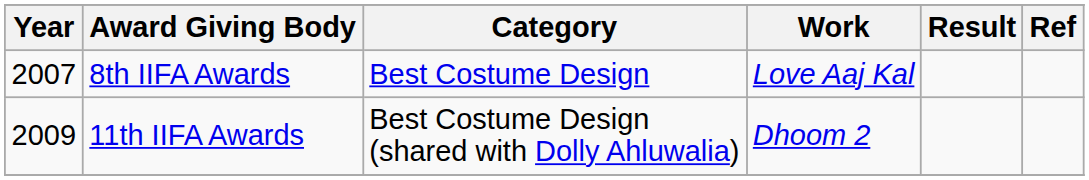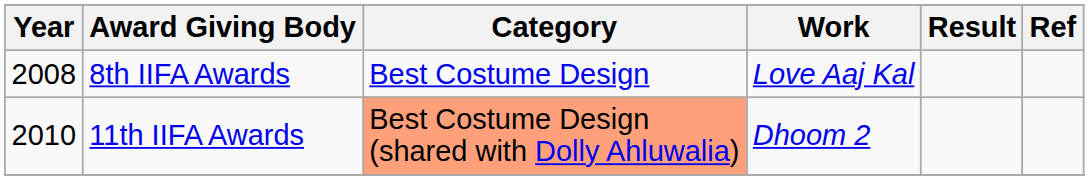(44, 73) 2007 -> (44, 73) 2008
(44, 135) 2009 -> (44, 135) 2010
(554, 135) no background -> (554, 135) lightsalmon background
